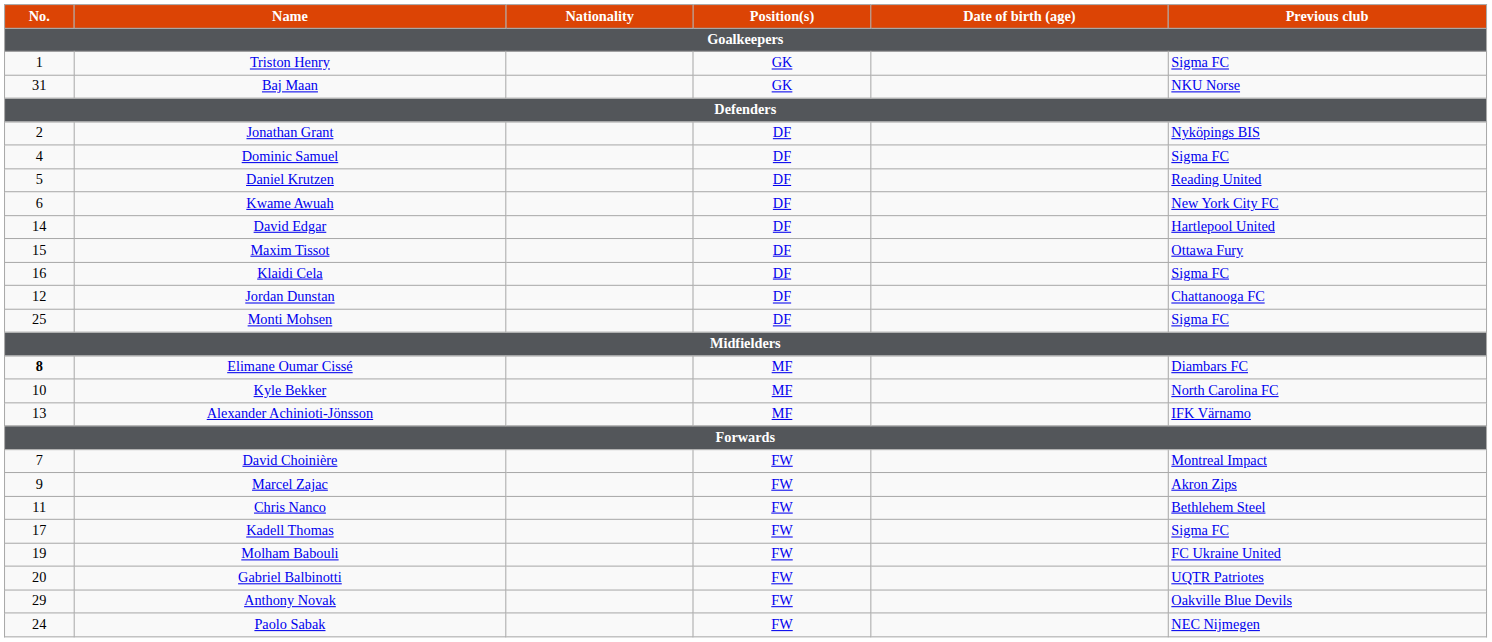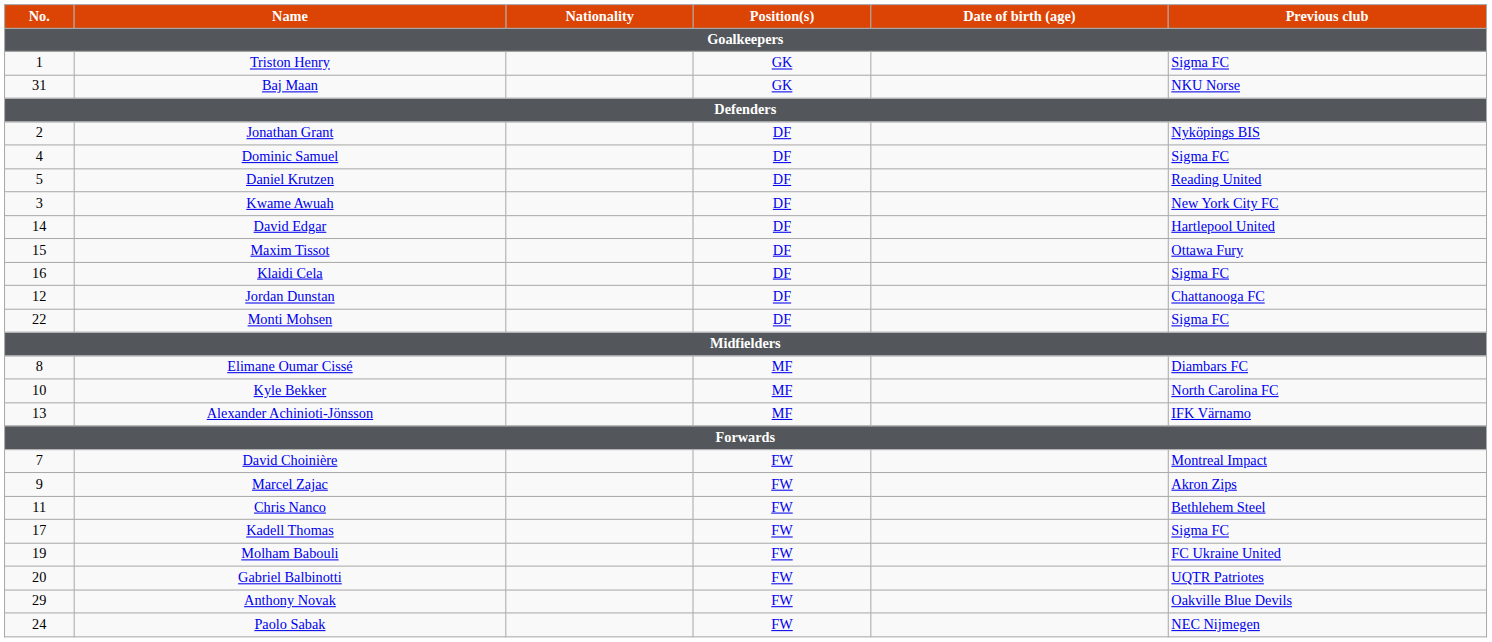(39, 203) 6 -> (39, 203) 3
(39, 320) 25 -> (39, 320) 22
(39, 366) bold -> (39, 366) normal
